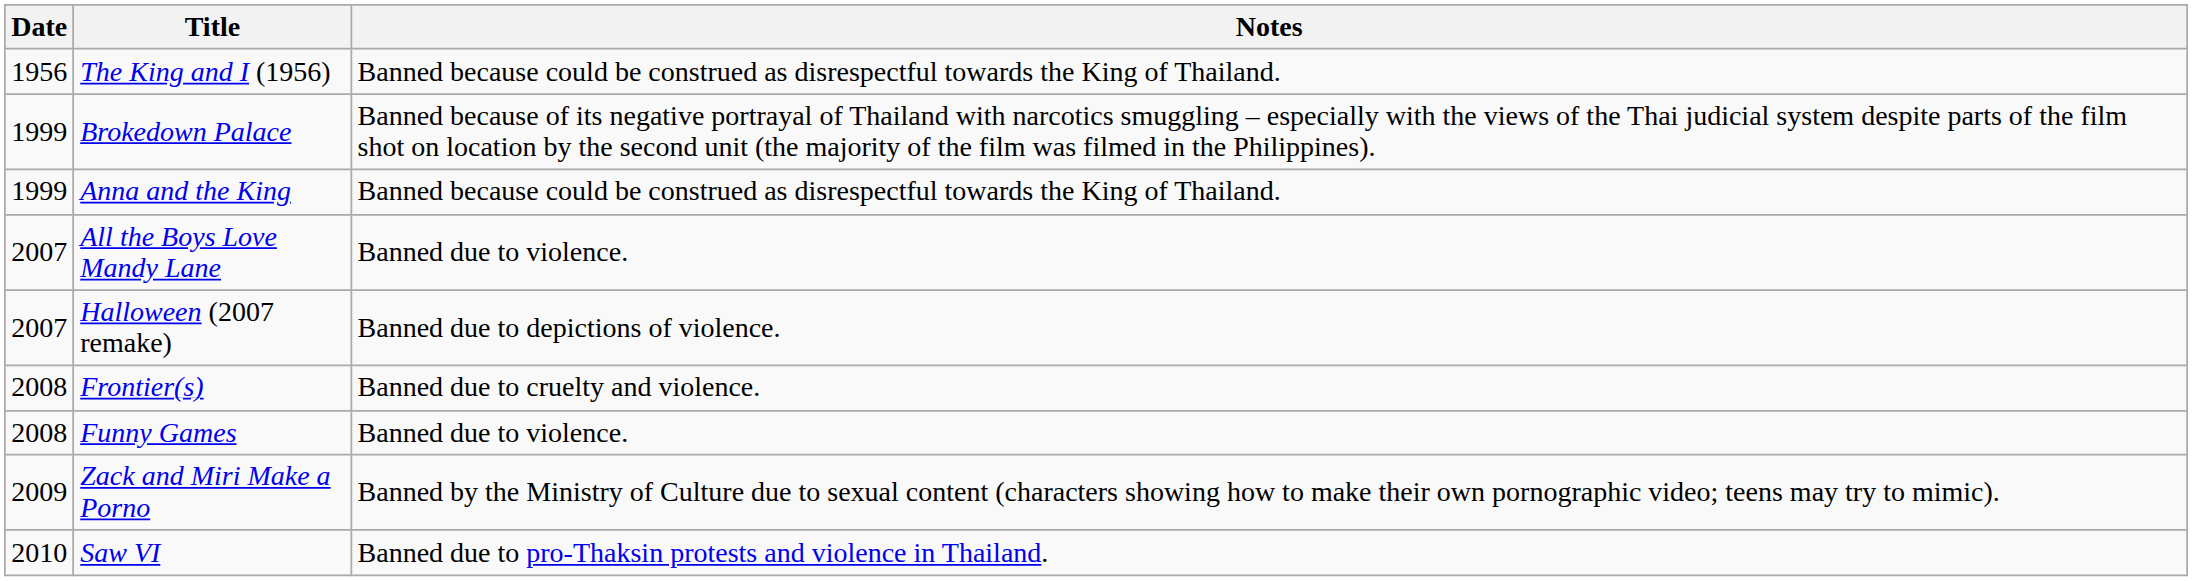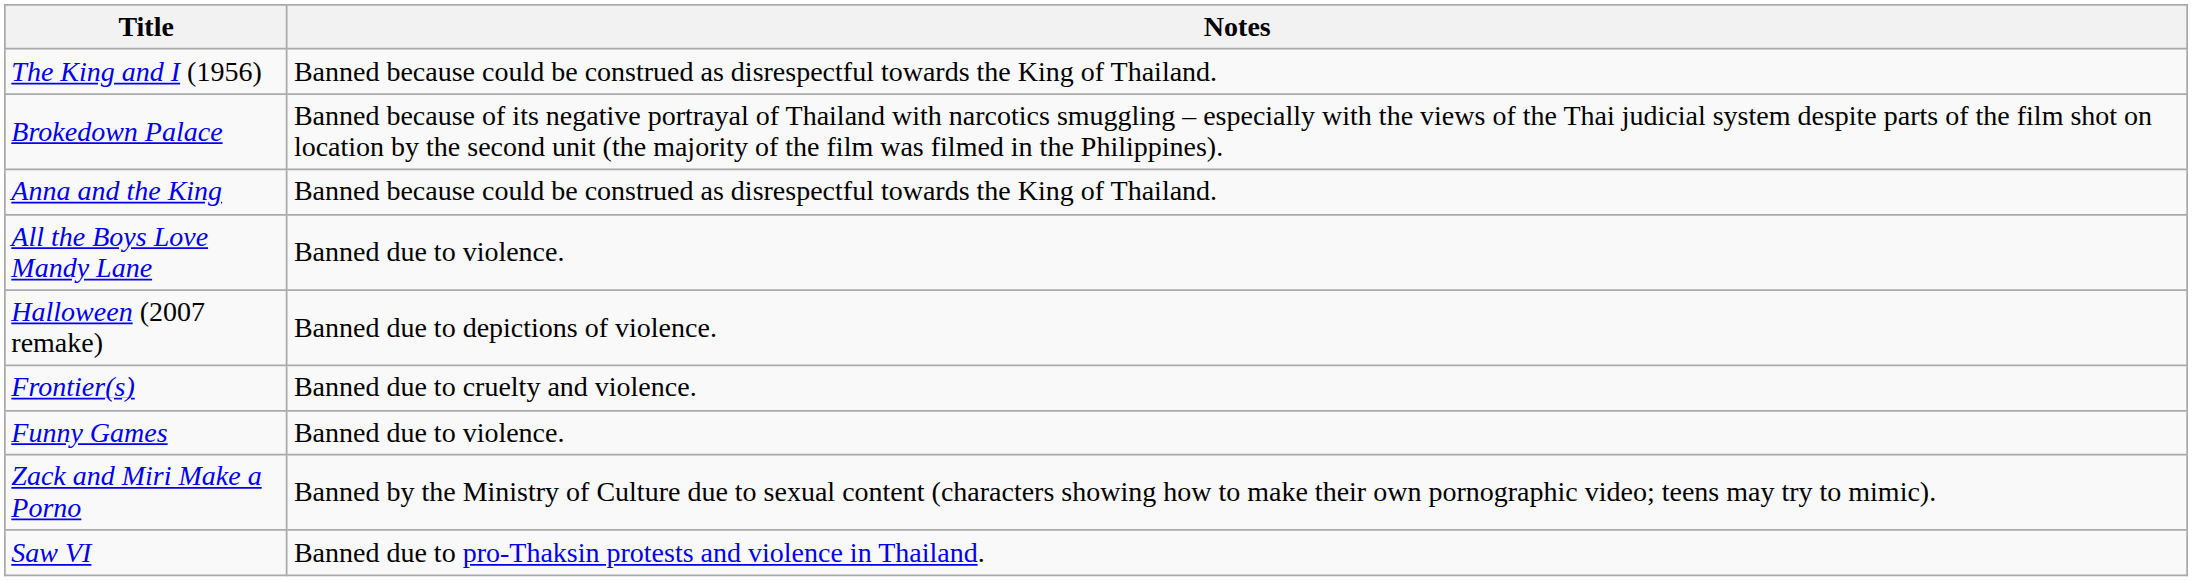- column: (39, 26)
